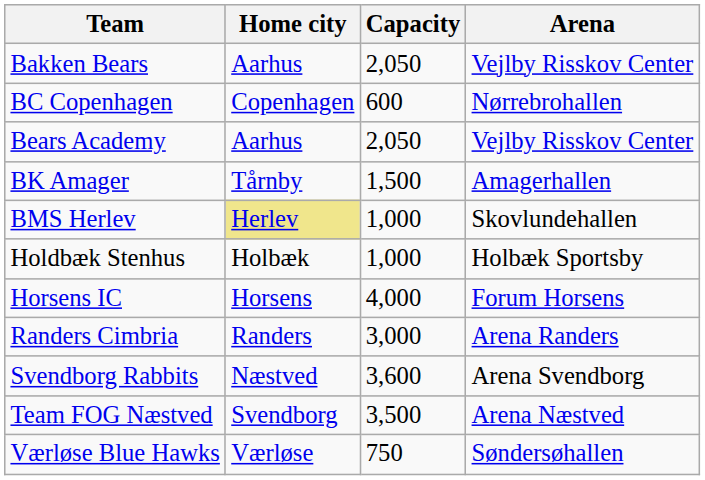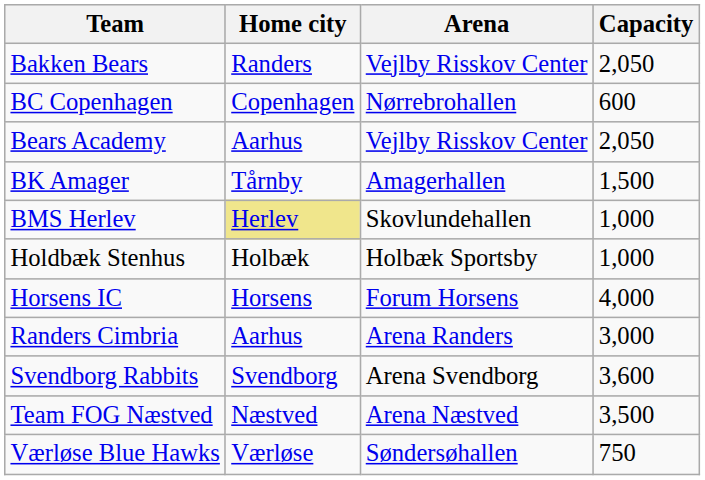columns swapped: (582, 24) <-> (413, 24)
(267, 63) Aarhus -> (272, 63) Randers
(272, 336) Randers -> (267, 336) Aarhus
(274, 375) Næstved -> (284, 375) Svendborg
(284, 414) Svendborg -> (274, 414) Næstved
